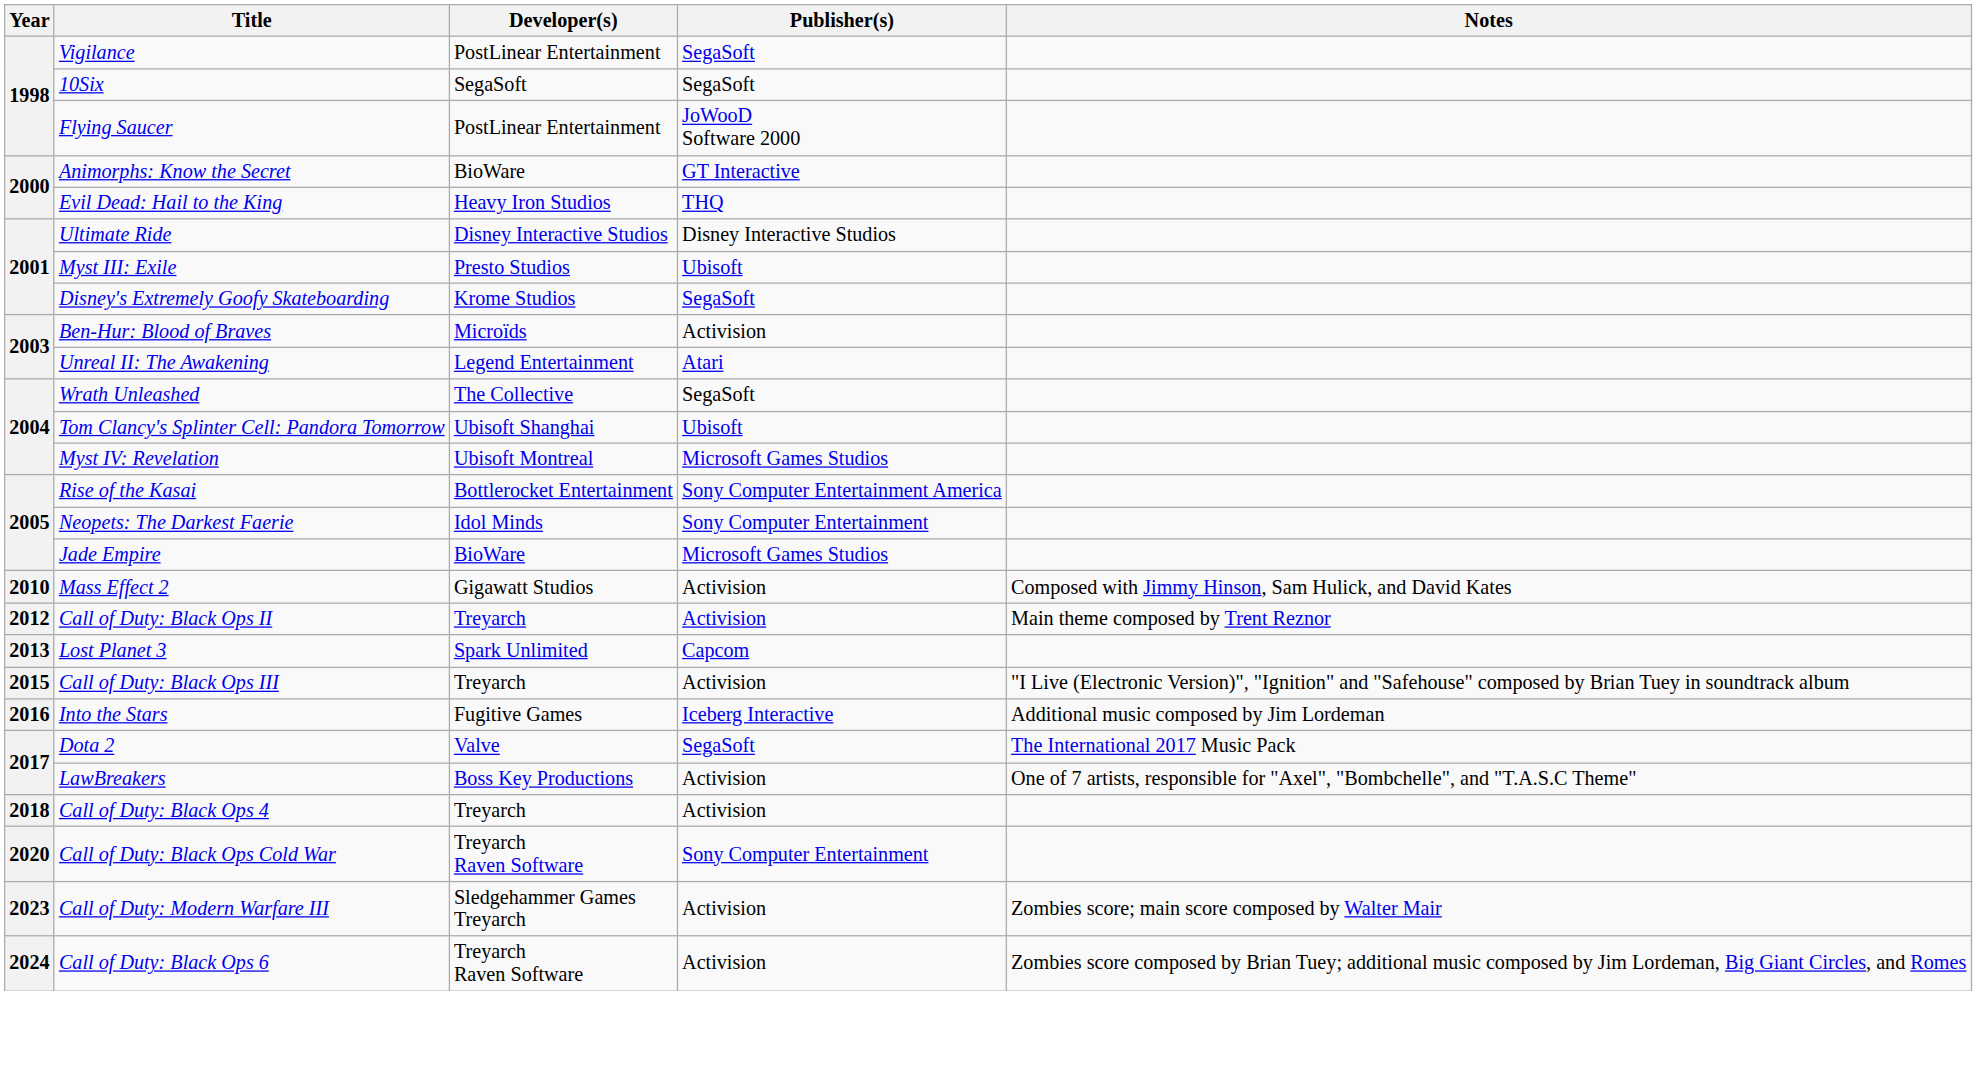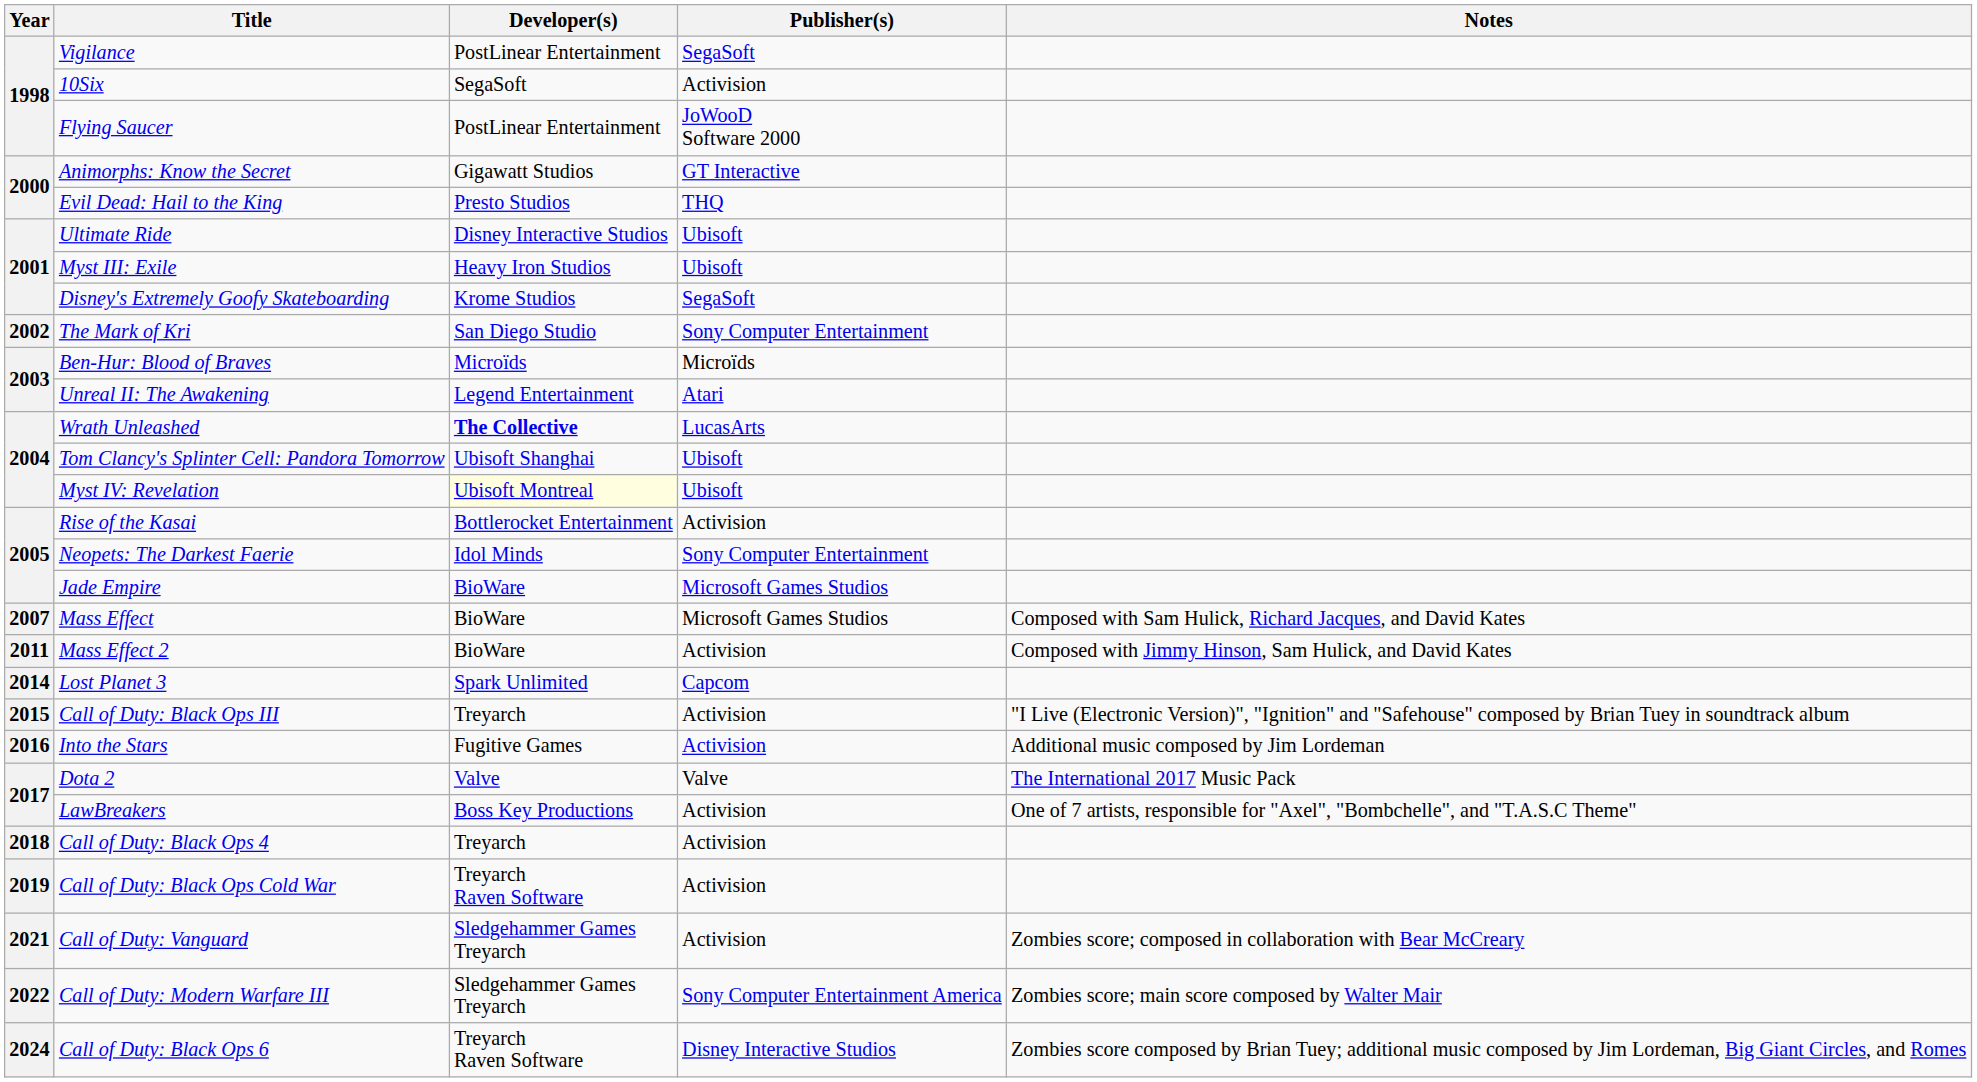(718, 84) SegaSoft -> (724, 84) Activision
(489, 171) BioWare -> (524, 171) Gigawatt Studios
(532, 203) Heavy Iron Studios -> (512, 203) Presto Studios
(789, 235) Disney Interactive Studios -> (712, 235) Ubisoft
(512, 266) Presto Studios -> (532, 266) Heavy Iron Studios
+ row: (125, 330)
(724, 330) Activision -> (718, 362) Microïds
(514, 394) normal -> (516, 426) bold
(718, 394) SegaSoft -> (724, 426) LucasArts
(524, 458) no background -> (524, 490) lightyellow background
(785, 458) Microsoft Games Studios -> (712, 490) Ubisoft
(842, 490) Sony Computer Entertainment America -> (724, 522) Activision
+ row: (106, 618)
(29, 586) 2010 -> (29, 650) 2011
(524, 586) Gigawatt Studios -> (489, 650) BioWare
- row: (166, 618)
(29, 650) 2013 -> (29, 682) 2014
(758, 714) Iceberg Interactive -> (724, 746) Activision
(718, 746) SegaSoft -> (705, 778) Valve
(29, 853) 2020 -> (29, 885) 2019
(805, 853) Sony Computer Entertainment -> (724, 885) Activision
+ row: (153, 940)
(29, 908) 2023 -> (29, 995) 2022
(724, 908) Activision -> (842, 995) Sony Computer Entertainment America
(724, 963) Activision -> (789, 1049) Disney Interactive Studios
